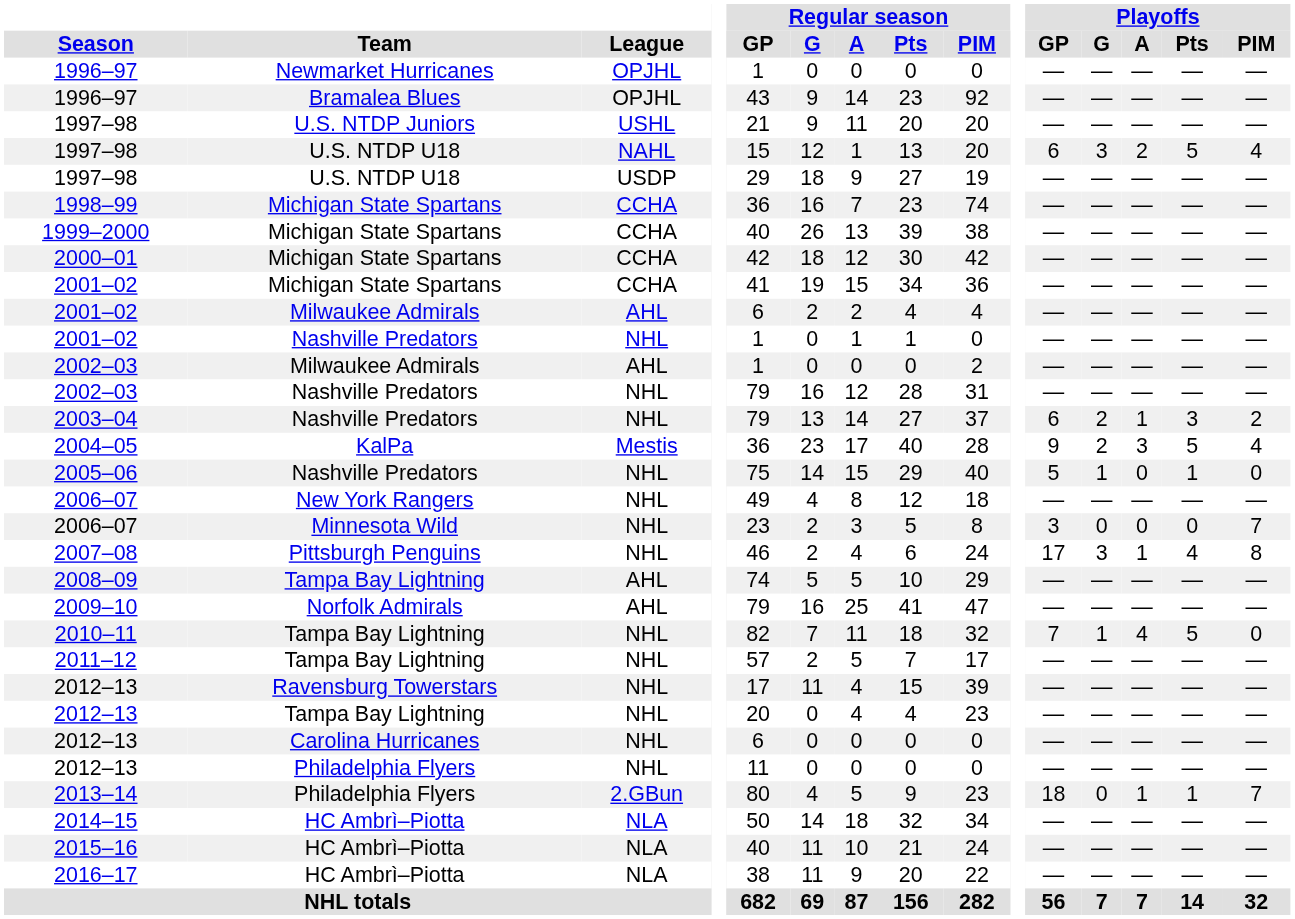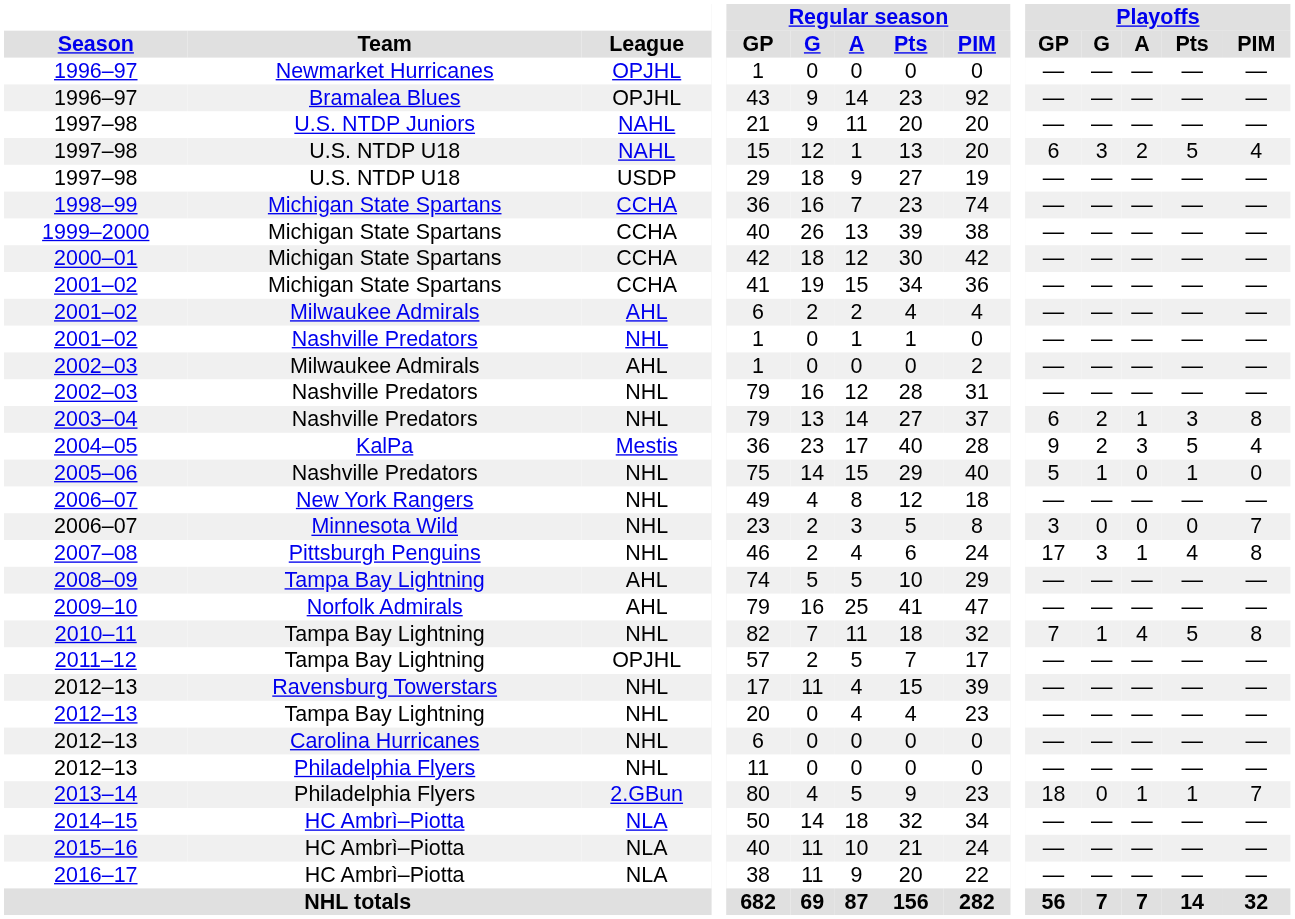(647, 124) USHL -> (647, 124) NAHL
(1256, 419) 2 -> (1256, 419) 8
(1256, 633) 0 -> (1256, 633) 8
(647, 660) NHL -> (647, 660) OPJHL
